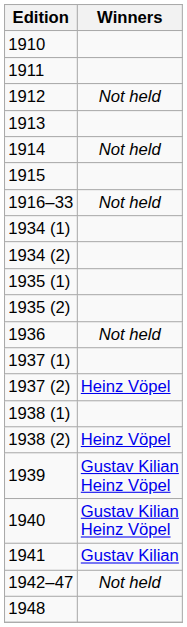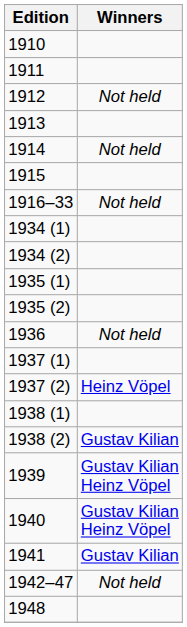(126, 439) Heinz Vöpel -> (130, 439) Gustav Kilian
